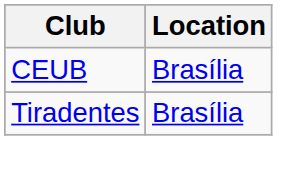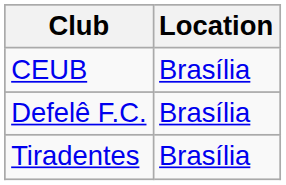+ row: (79, 112)
